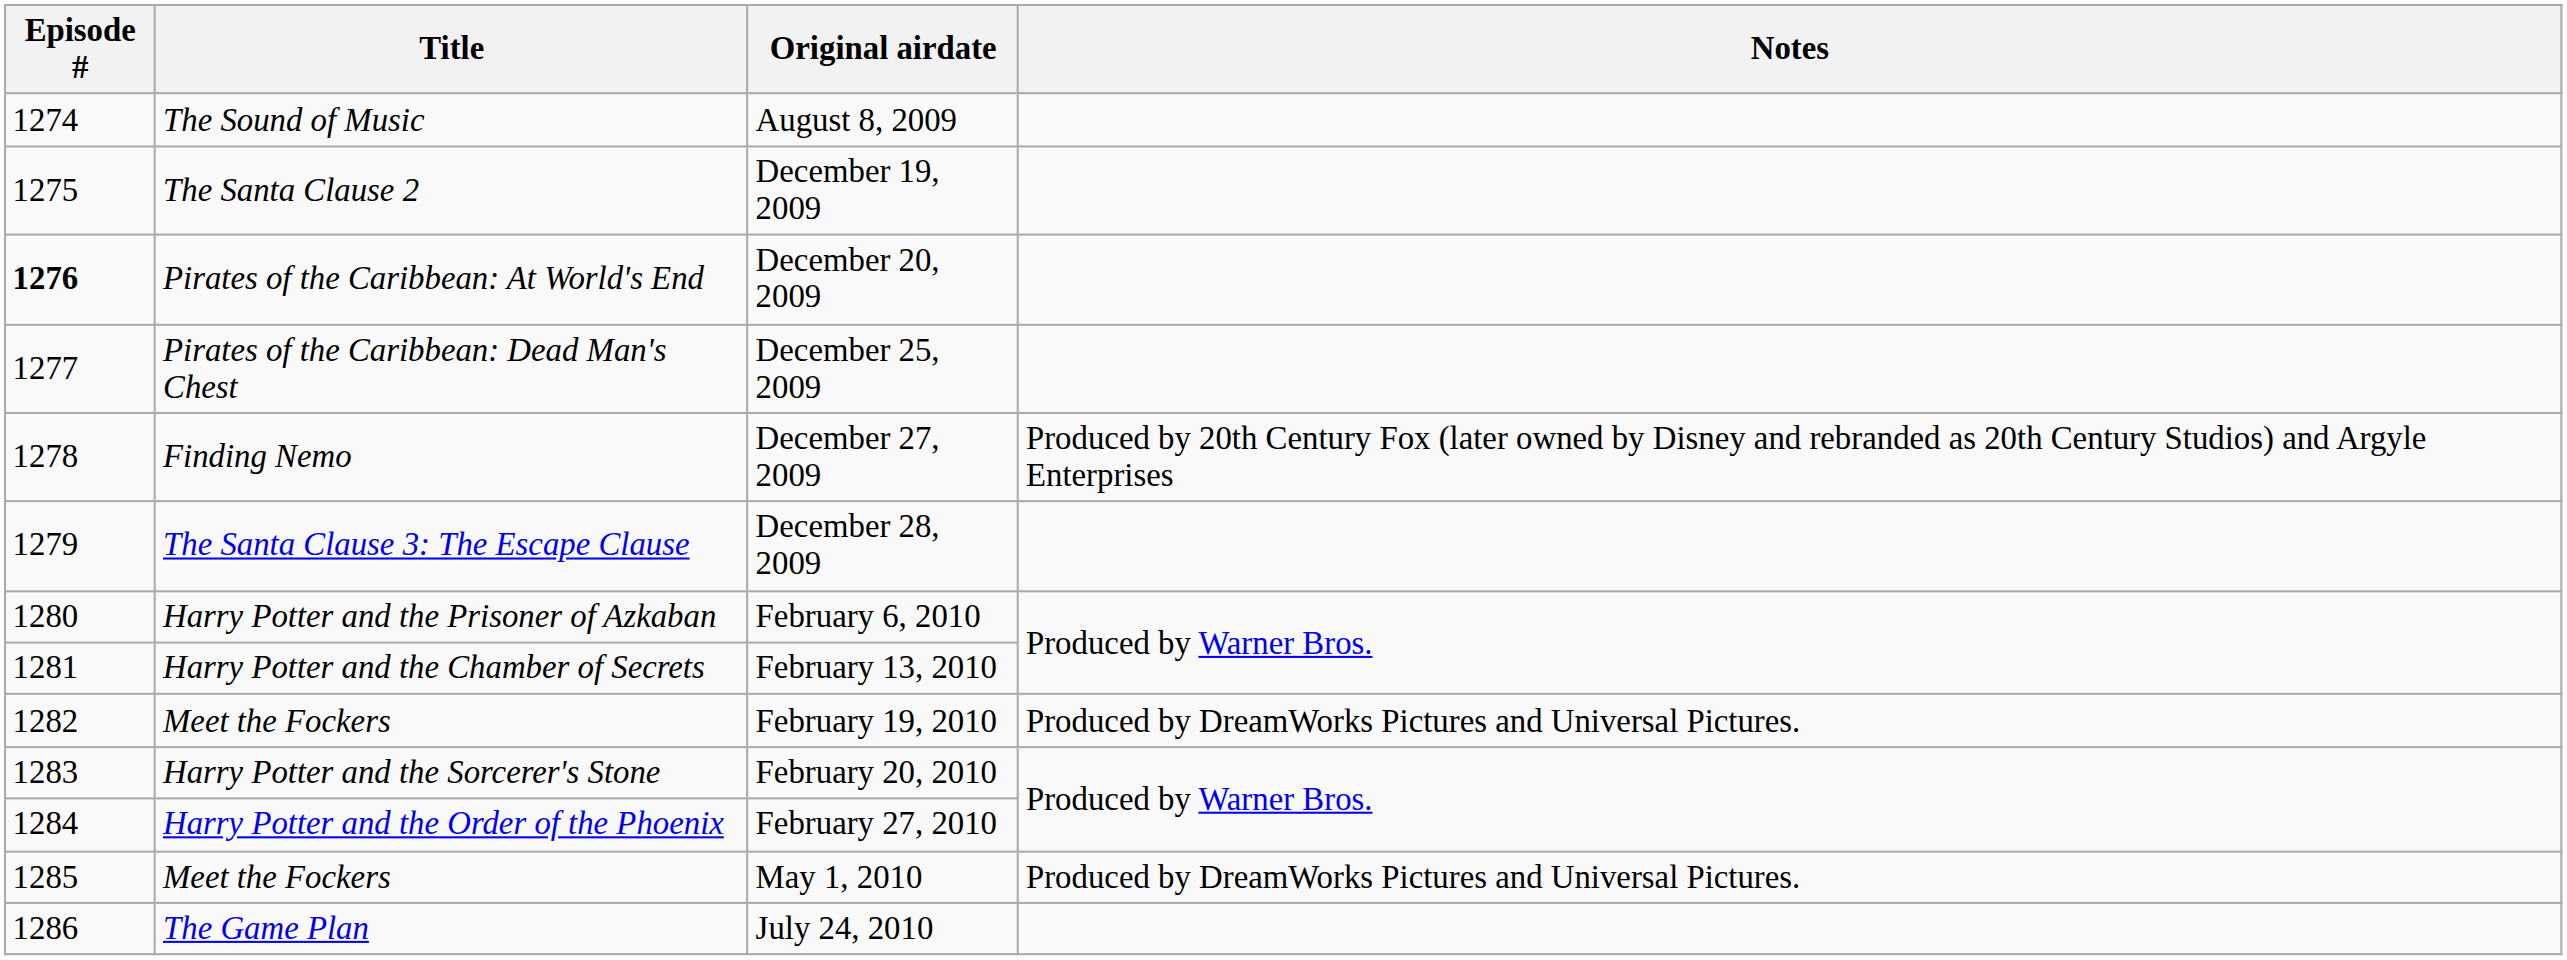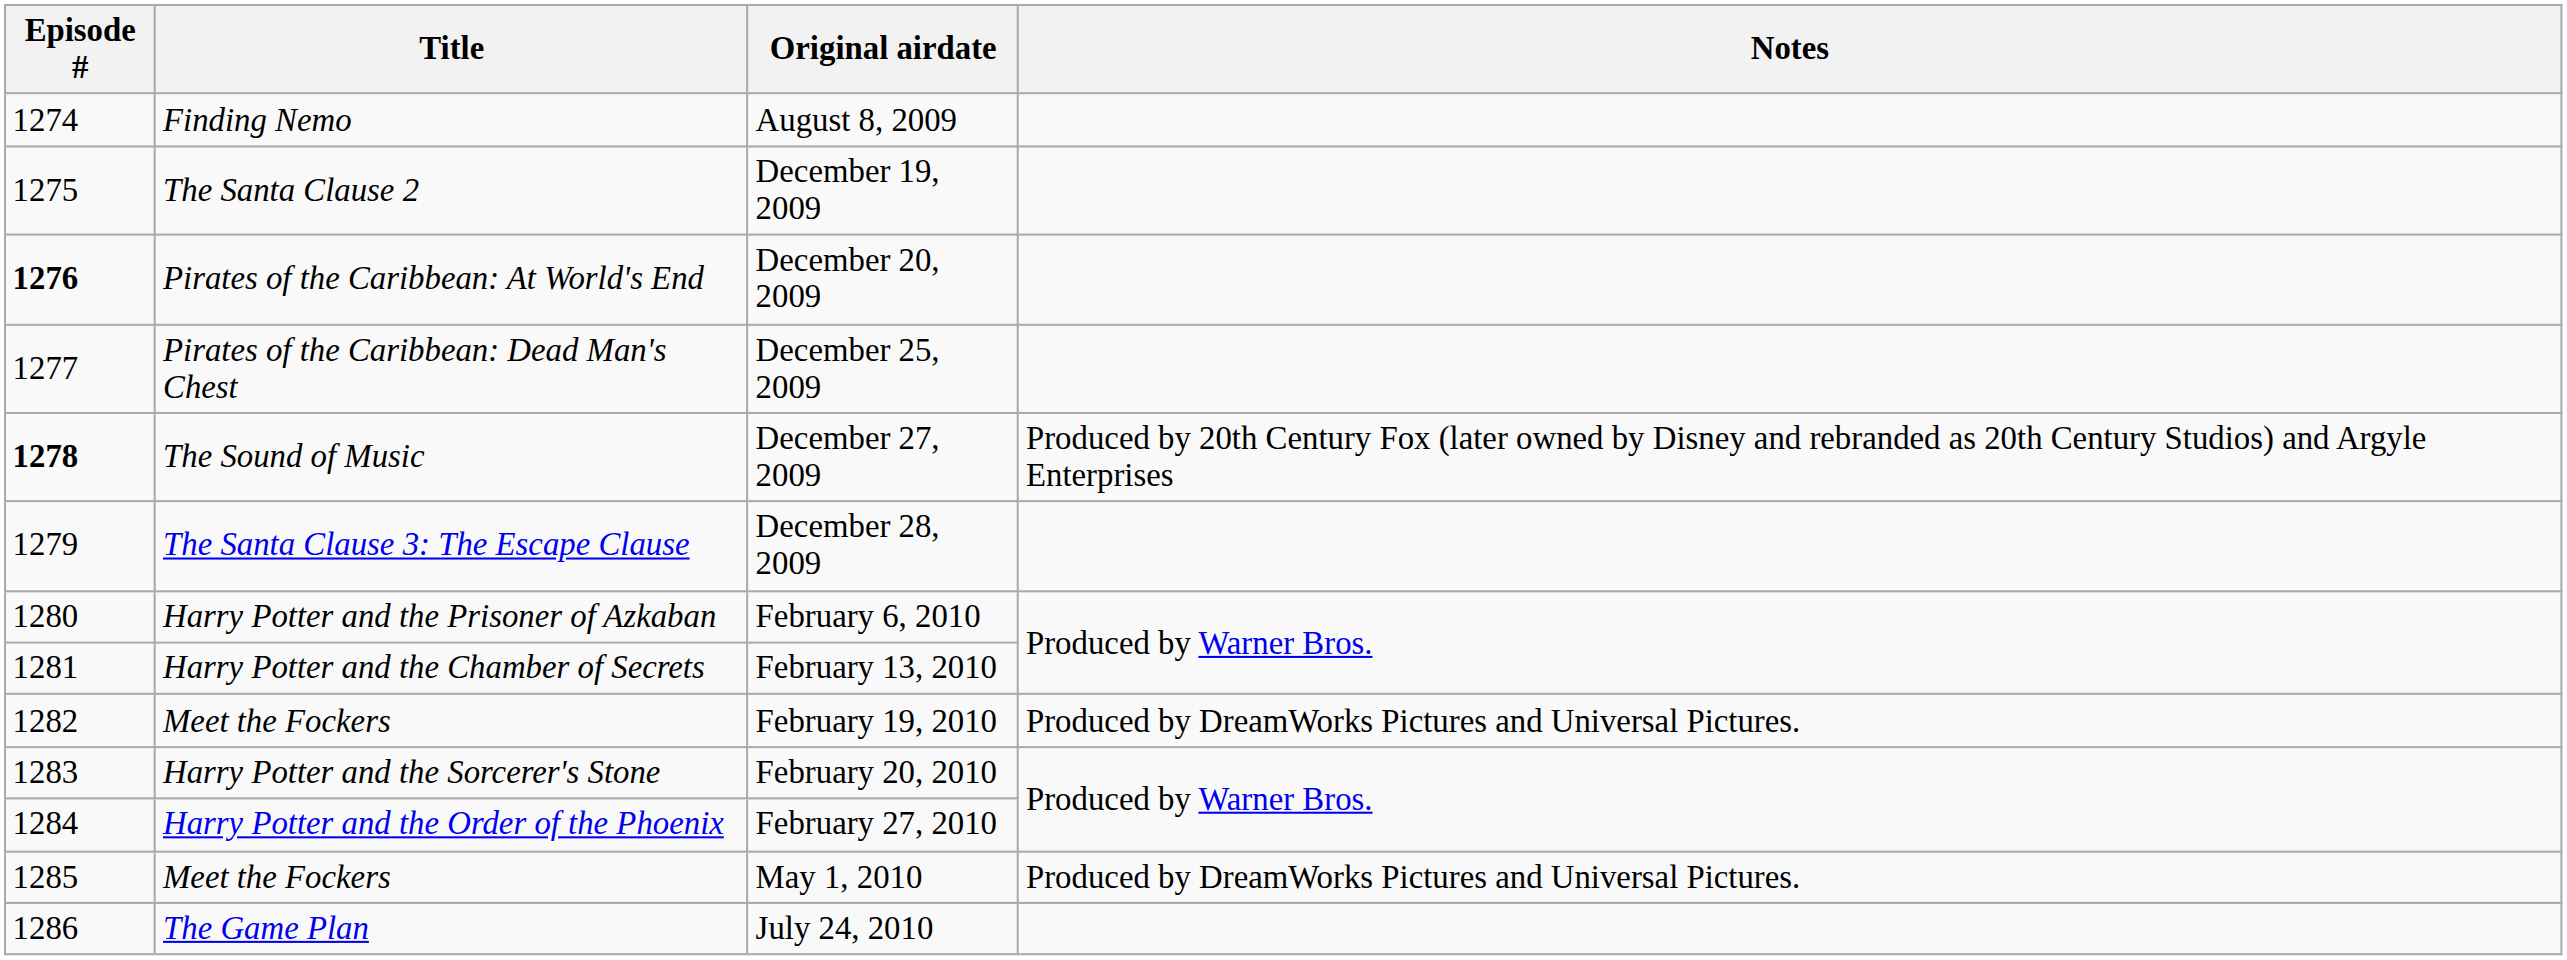(294, 119) The Sound of Music -> (257, 119) Finding Nemo
(45, 456) normal -> (45, 456) bold
(257, 456) Finding Nemo -> (294, 456) The Sound of Music
